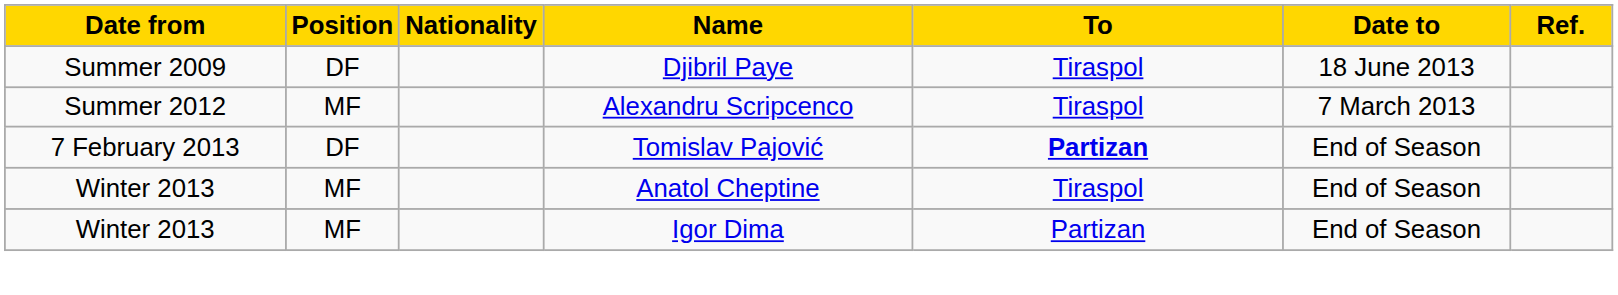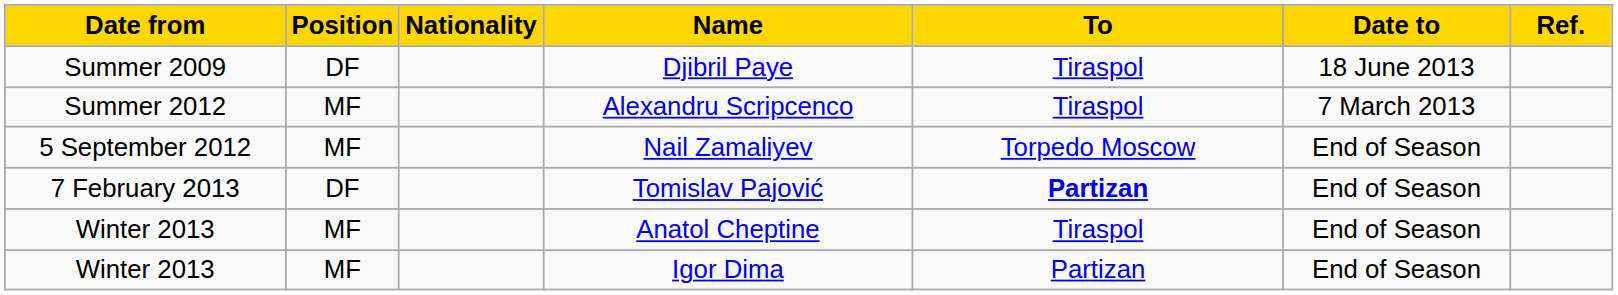+ row: (728, 148)
